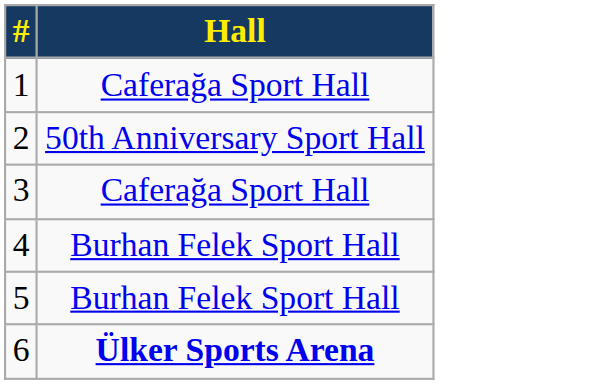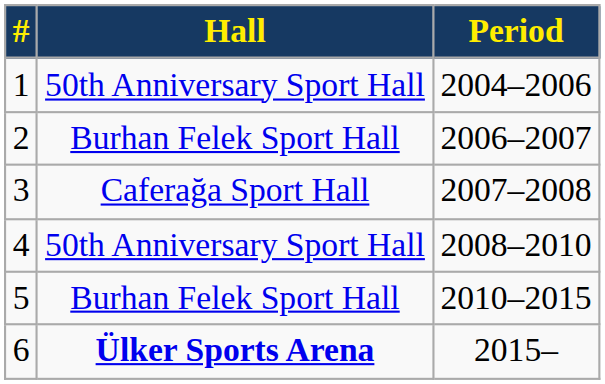+ column: (516, 31)
(235, 84) Caferağa Sport Hall -> (235, 84) 50th Anniversary Sport Hall
(235, 137) 50th Anniversary Sport Hall -> (235, 137) Burhan Felek Sport Hall
(235, 244) Burhan Felek Sport Hall -> (235, 244) 50th Anniversary Sport Hall
